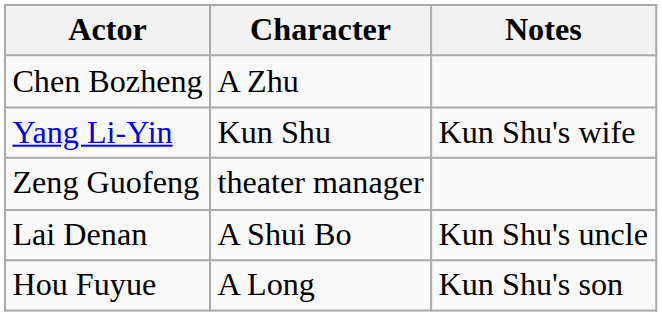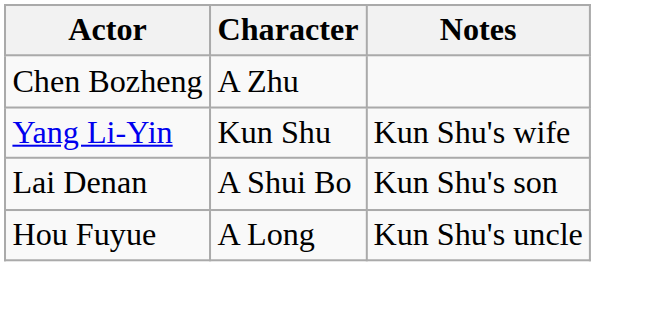- row: (106, 183)
(543, 234) Kun Shu's uncle -> (466, 183) Kun Shu's son
(531, 285) Kun Shu's son -> (478, 234) Kun Shu's uncle
